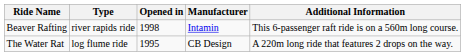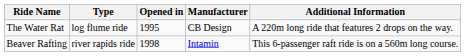rows swapped: (37, 28) <-> (35, 43)
